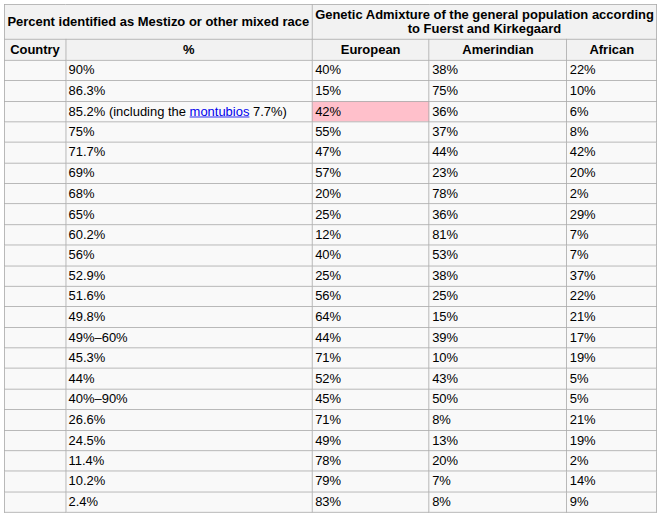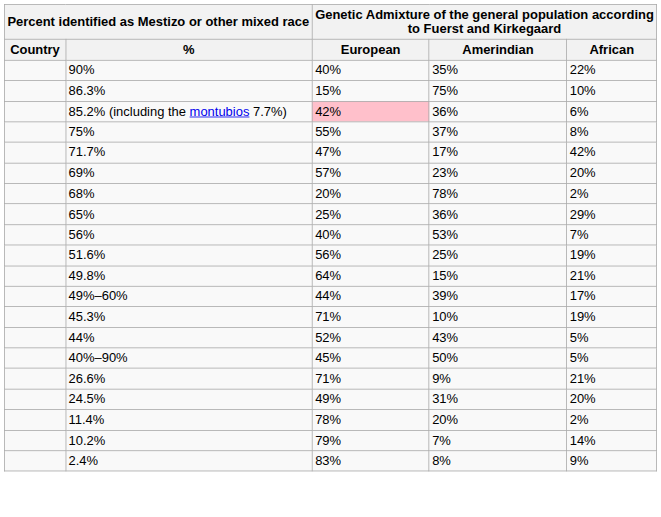(445, 70) 38% -> (445, 70) 35%
(445, 152) 44% -> (445, 152) 17%
- row: (87, 234)
- row: (87, 276)
(583, 296) 22% -> (583, 255) 19%
(442, 419) 8% -> (442, 378) 9%
(445, 440) 13% -> (445, 399) 31%
(583, 440) 19% -> (583, 399) 20%
